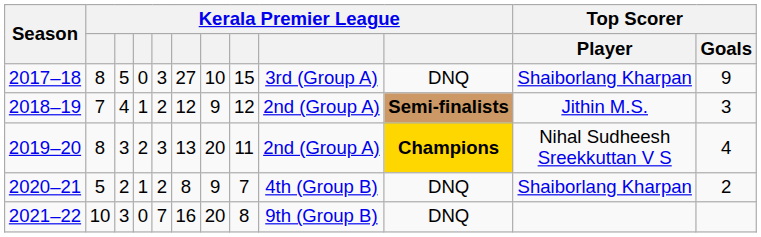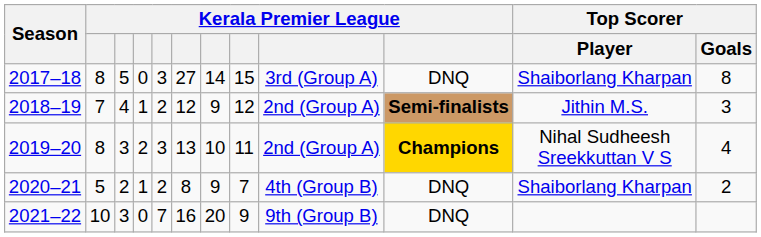(215, 78) 10 -> (215, 78) 14
(726, 78) 9 -> (726, 78) 8
(215, 147) 20 -> (215, 147) 10
(244, 216) 8 -> (244, 216) 9
